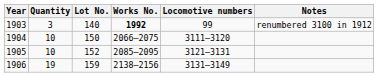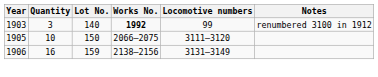(16, 38) 1904 -> (16, 38) 1905
- row: (92, 52)
(50, 65) 19 -> (50, 52) 16
